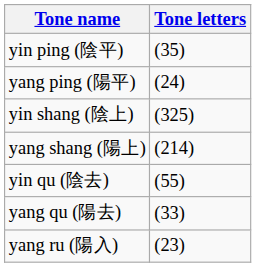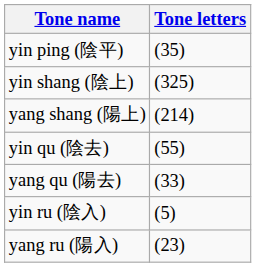- row: (72, 82)
+ row: (57, 212)
